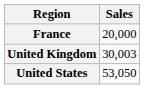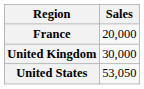(119, 53) 30,003 -> (119, 53) 30,000
